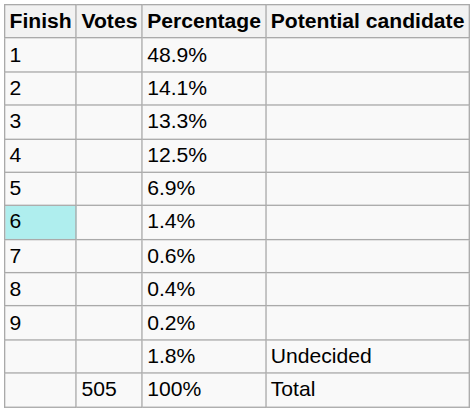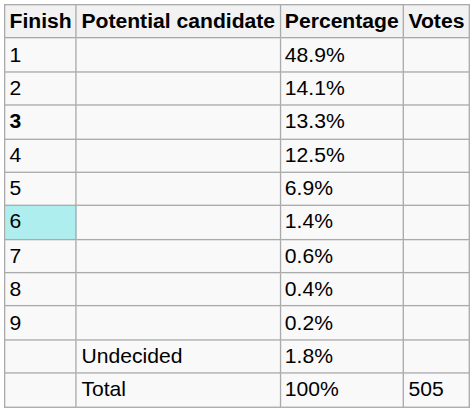columns swapped: (368, 21) <-> (109, 21)
(15, 121) normal -> (15, 121) bold
